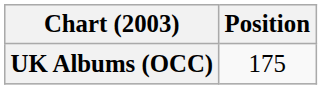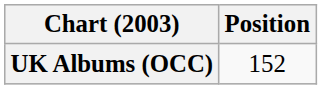(267, 63) 175 -> (267, 63) 152
